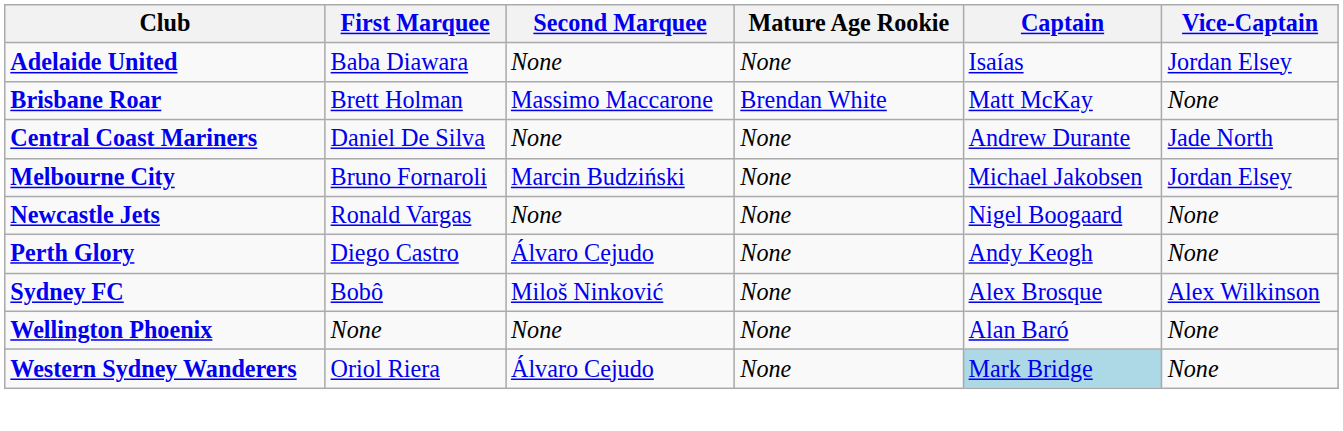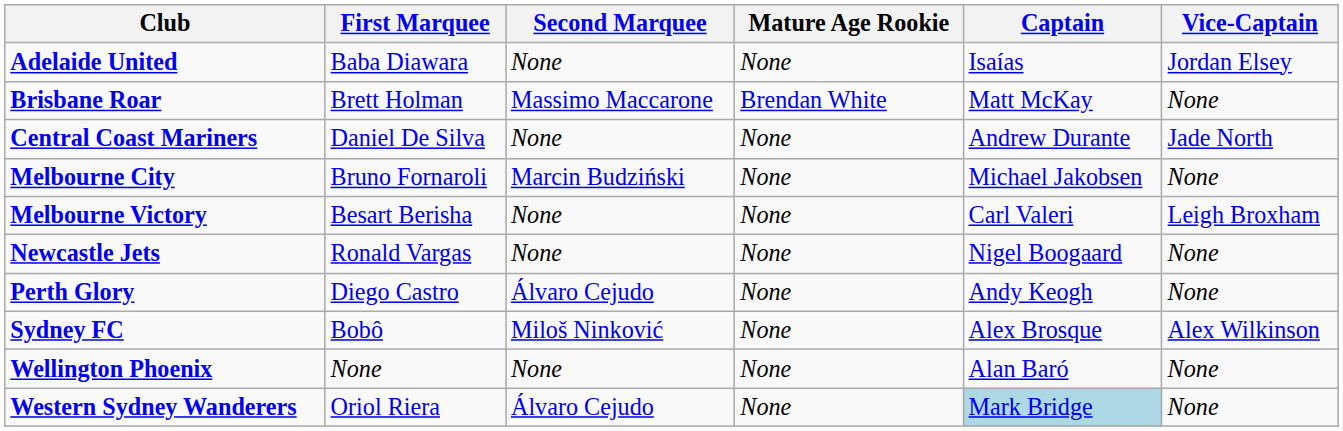(1230, 176) Jordan Elsey -> (1193, 176) None
+ row: (109, 215)
